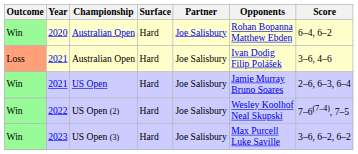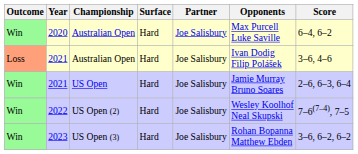(262, 32) Rohan Bopanna Matthew Ebden -> (256, 32) Max Purcell Luke Saville
(256, 136) Max Purcell Luke Saville -> (262, 136) Rohan Bopanna Matthew Ebden
